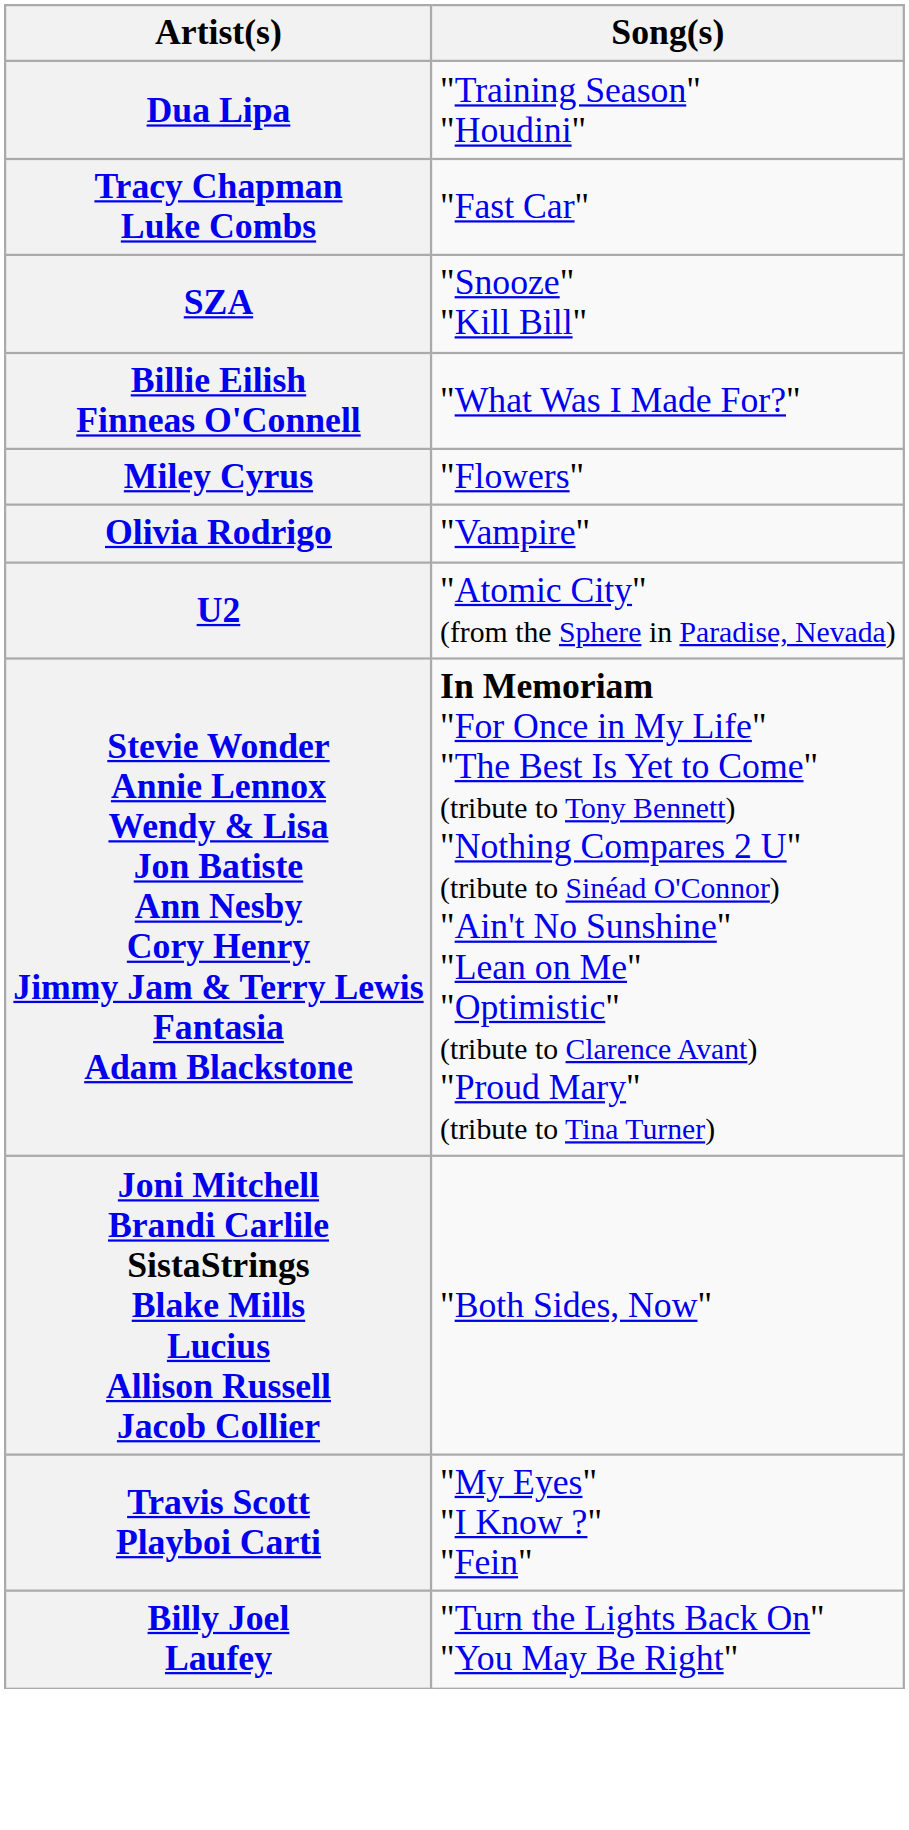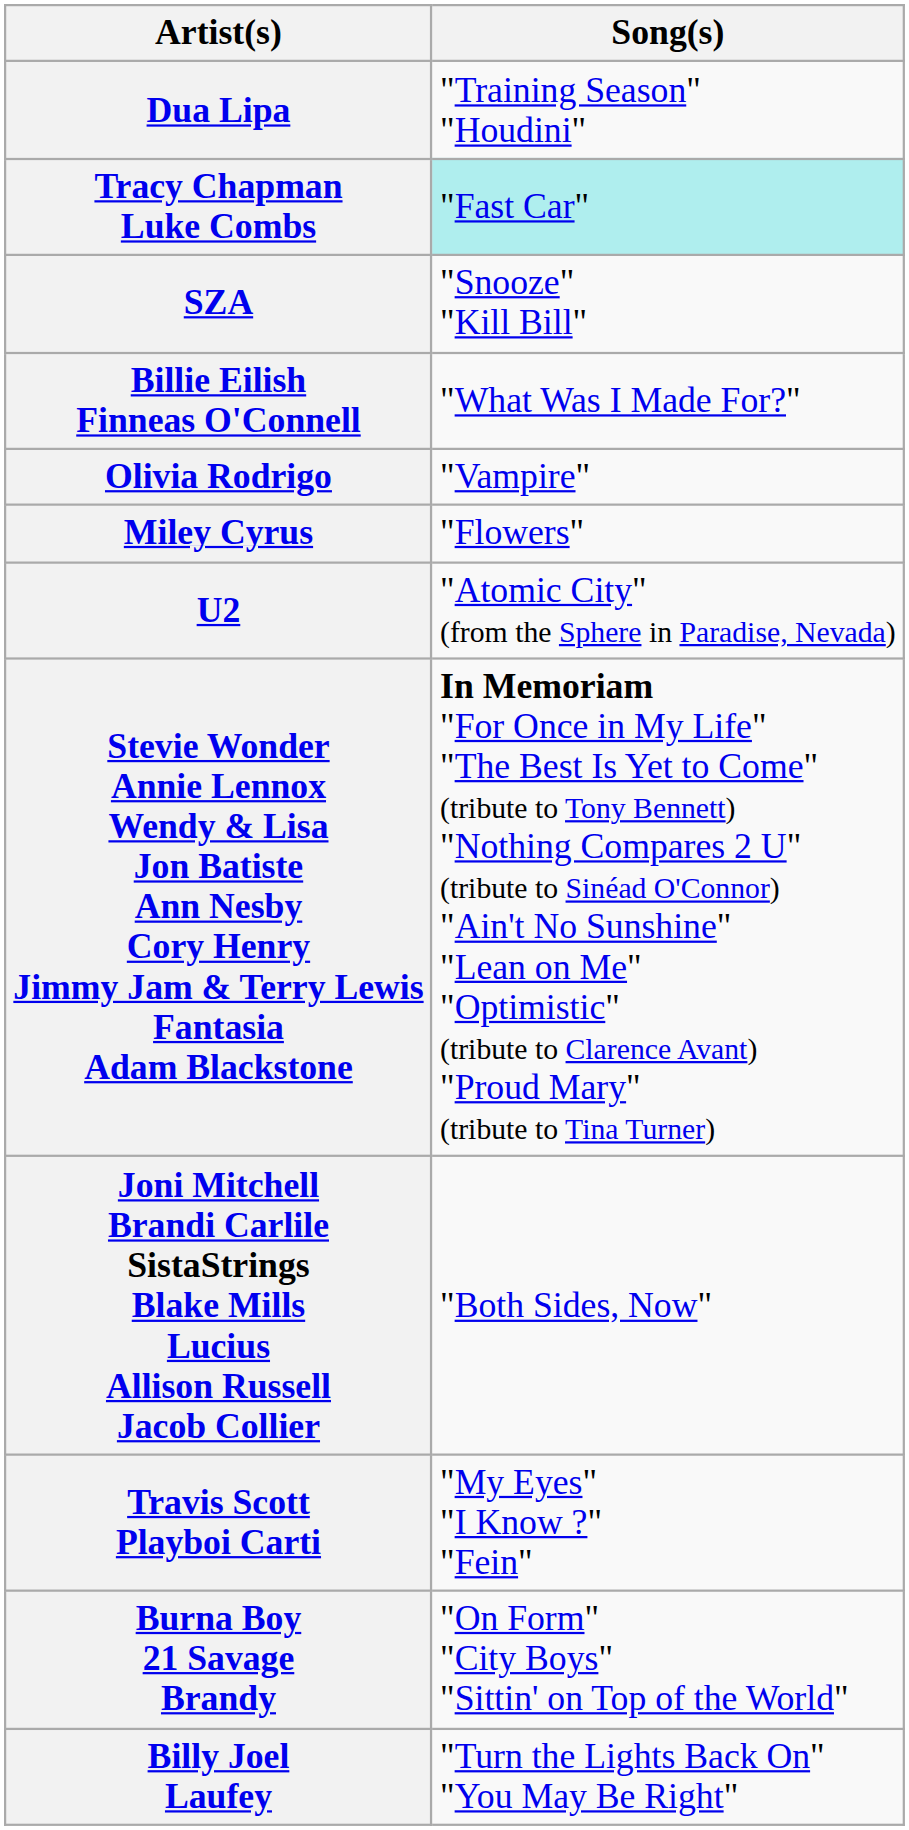(515, 206) no background -> (515, 206) paleturquoise background
rows swapped: (218, 476) <-> (218, 532)
+ row: (218, 1658)
